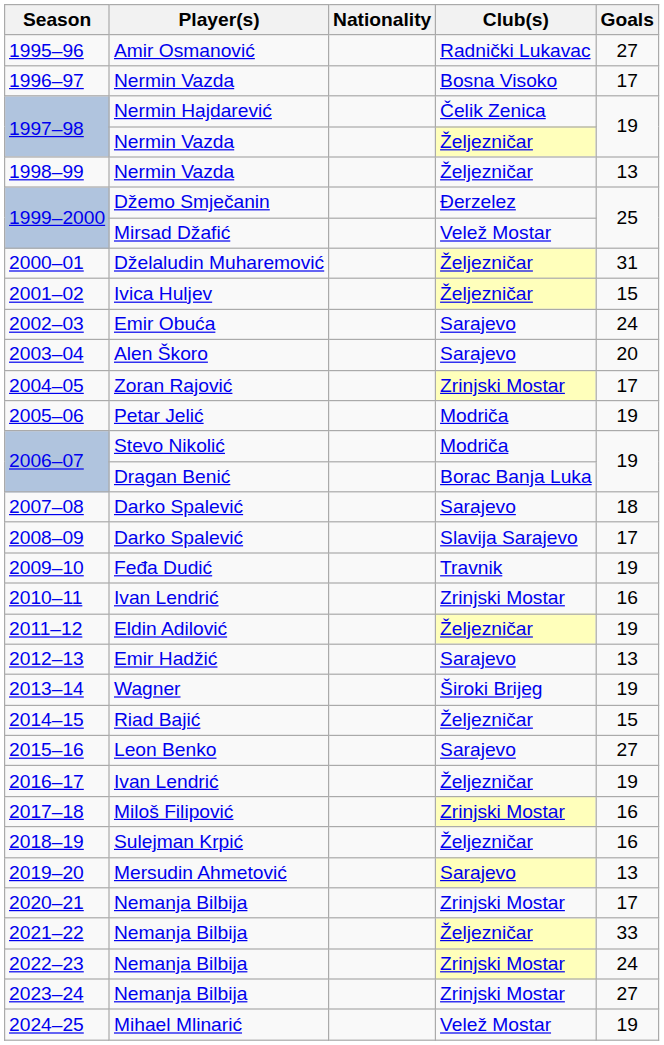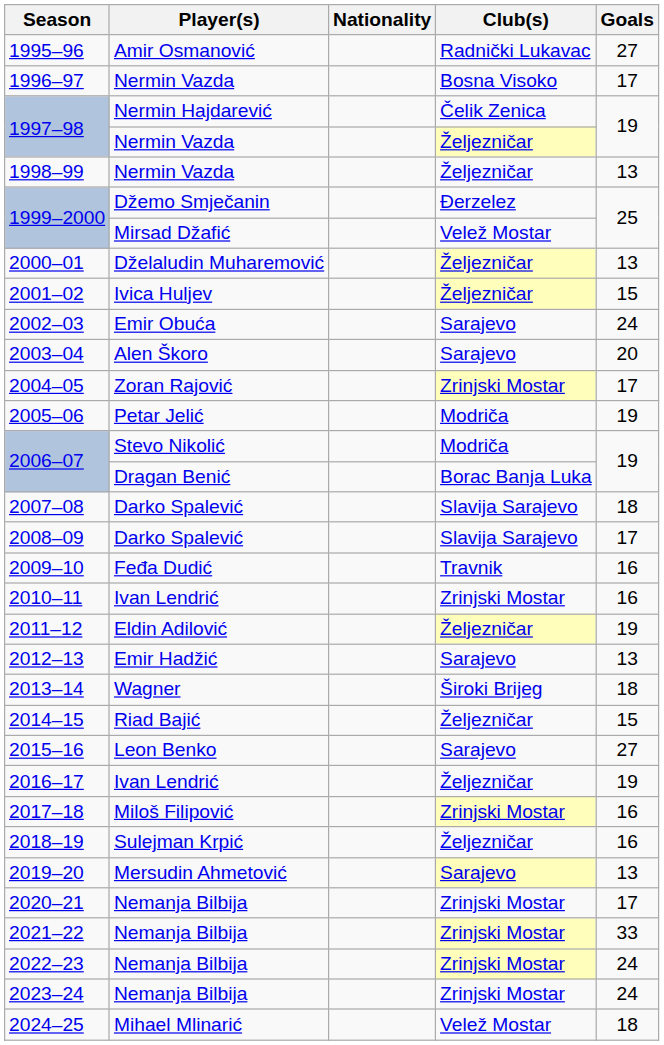(627, 263) 31 -> (627, 263) 13
(478, 506) Sarajevo -> (509, 506) Slavija Sarajevo
(627, 567) 19 -> (627, 567) 16
(627, 689) 19 -> (627, 689) 18
(486, 933) Željezničar -> (502, 933) Zrinjski Mostar
(627, 994) 27 -> (627, 994) 24
(627, 1024) 19 -> (627, 1024) 18
